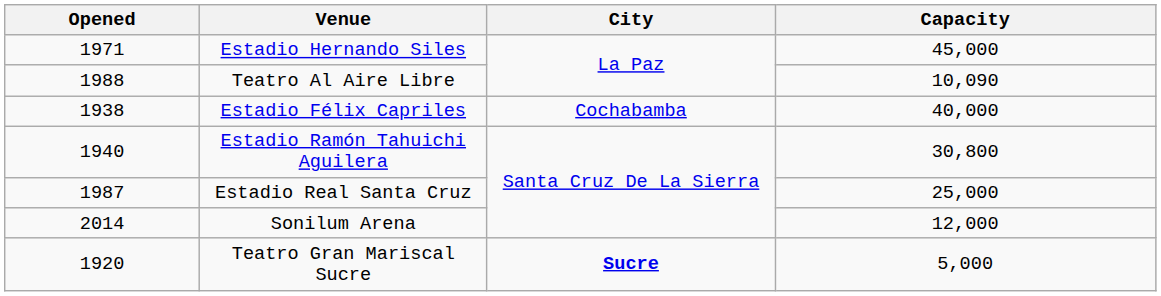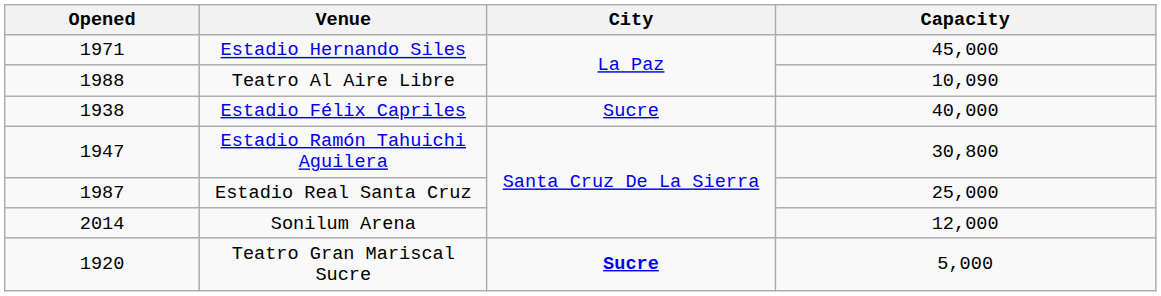(631, 111) Cochabamba -> (631, 111) Sucre
(102, 152) 1940 -> (102, 152) 1947
